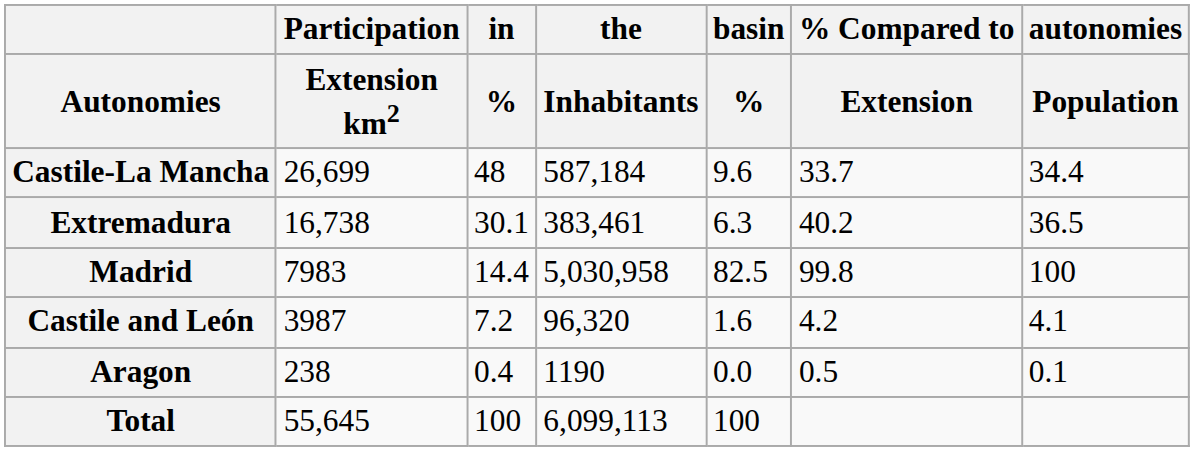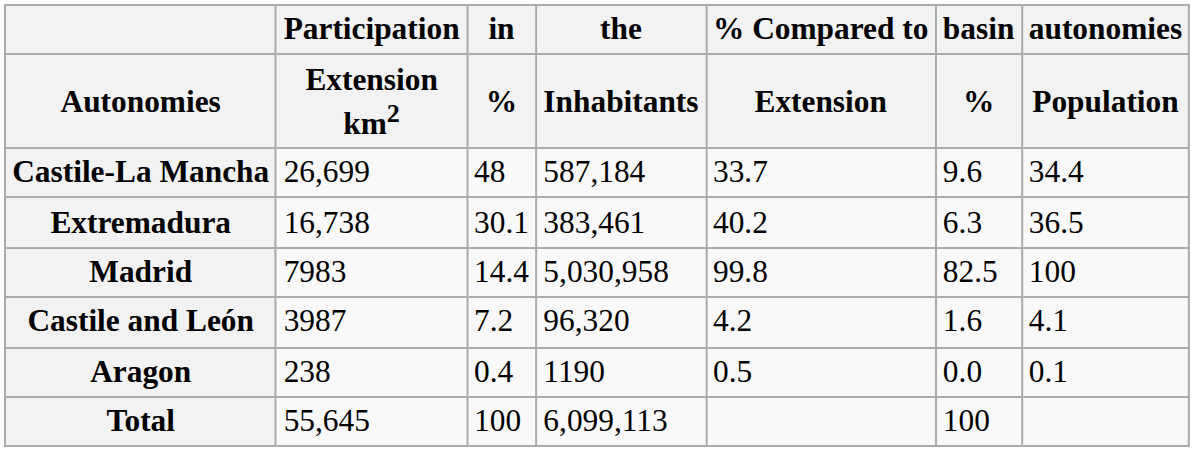columns swapped: (749, 100) <-> (907, 100)
